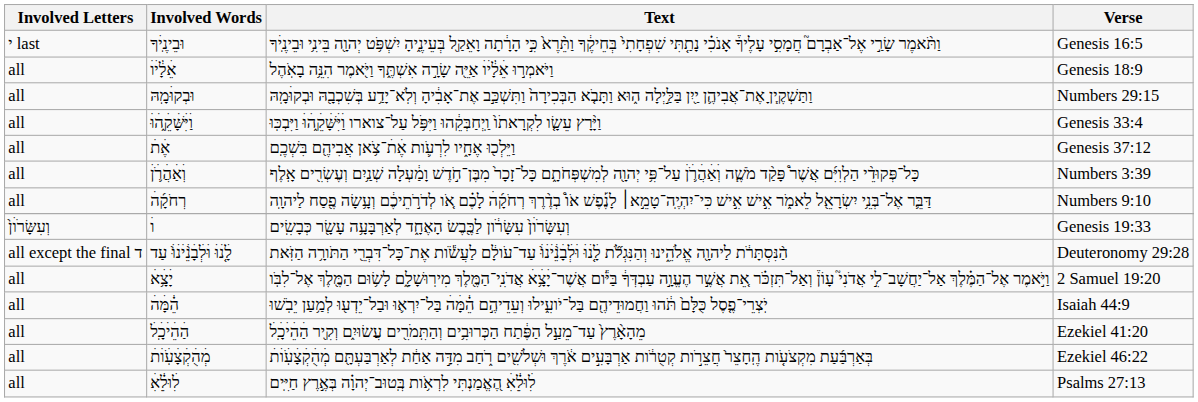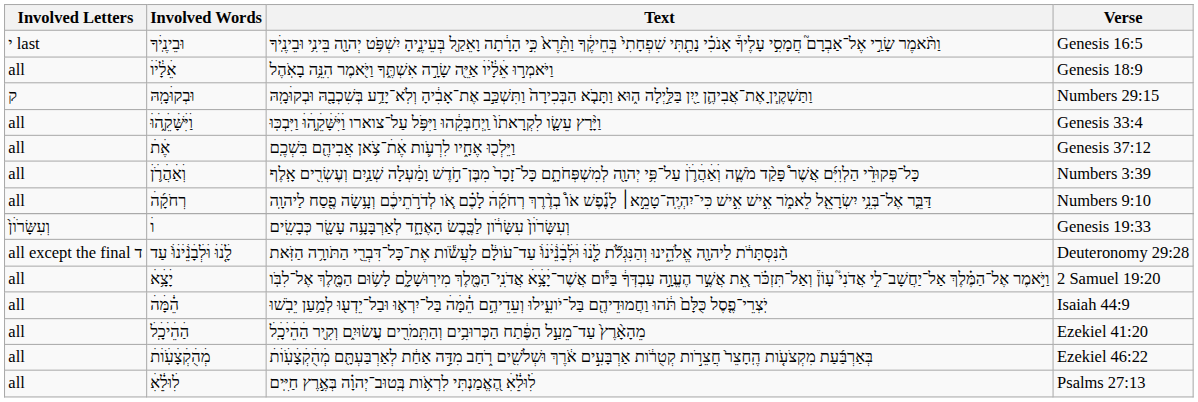(17, 95) all -> (13, 95) ק
